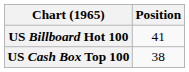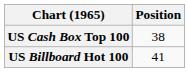rows swapped: (68, 36) <-> (68, 57)
